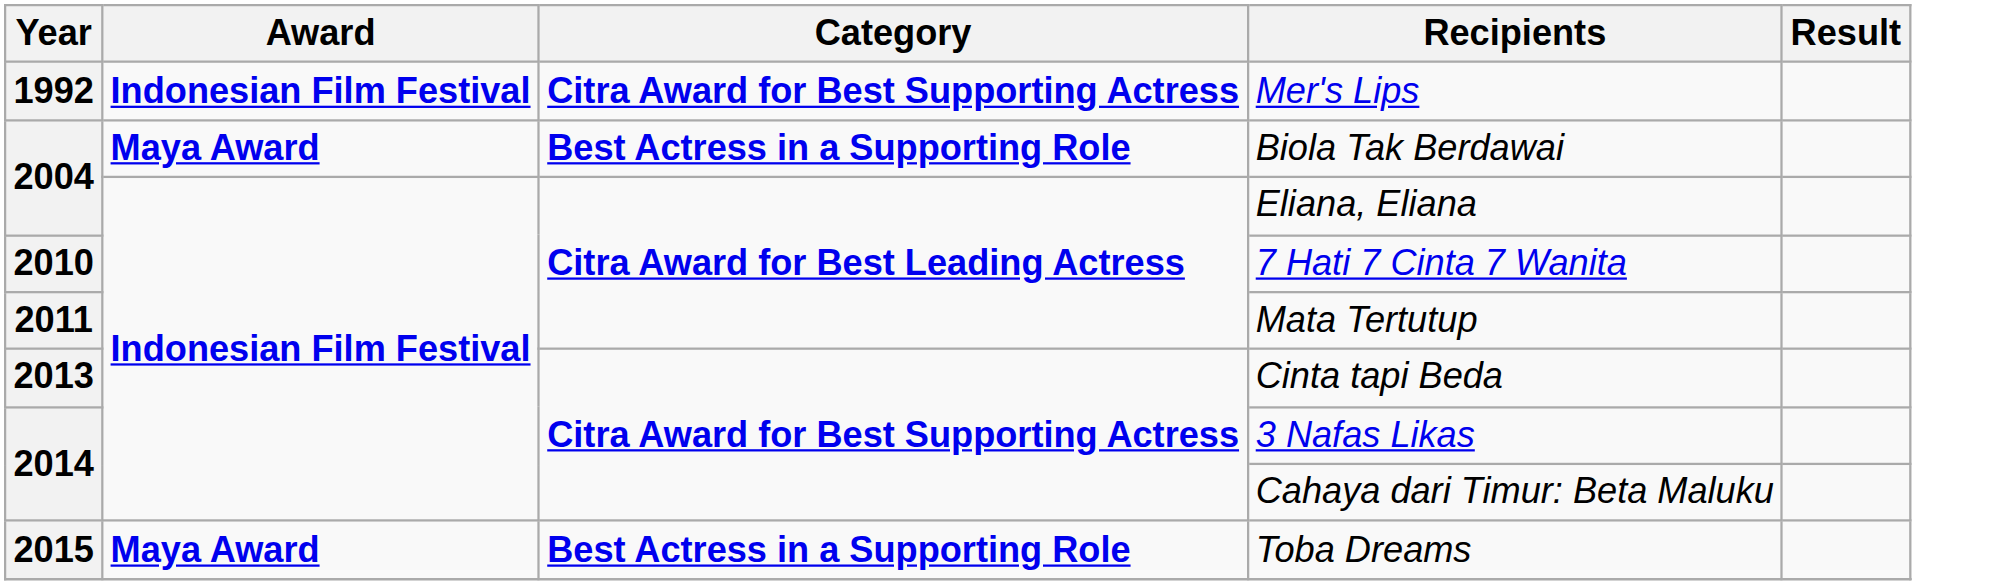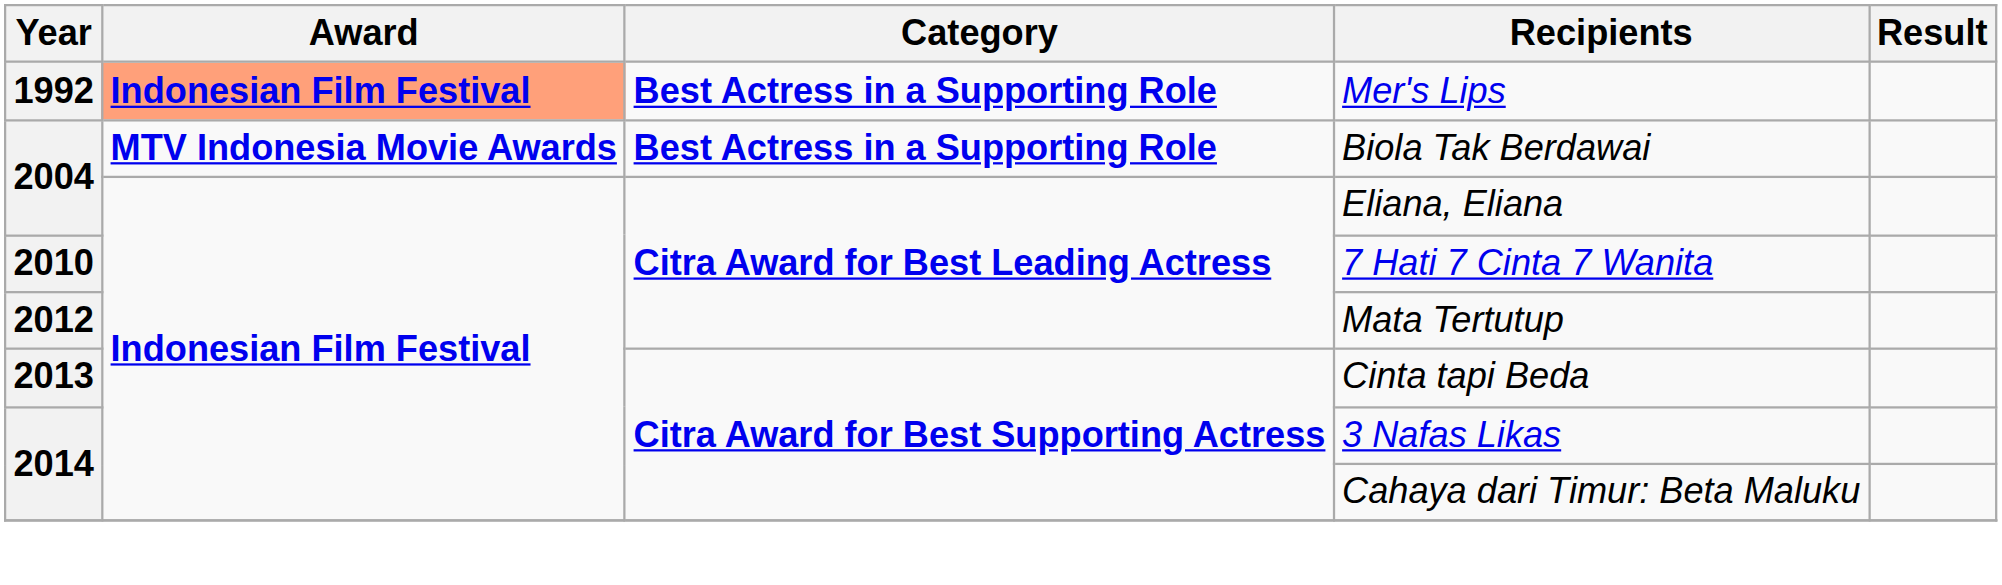(321, 90) no background -> (321, 90) lightsalmon background
(893, 90) Citra Award for Best Supporting Actress -> (925, 90) Best Actress in a Supporting Role
(215, 147) Maya Award -> (364, 147) MTV Indonesia Movie Awards
(54, 319) 2011 -> (54, 319) 2012
- row: (1364, 549)
